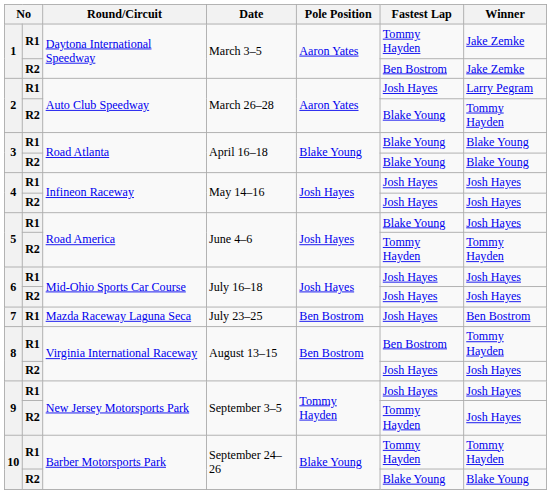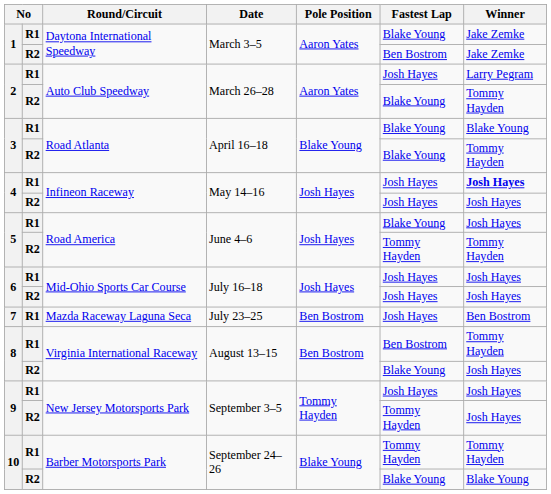(402, 41) Tommy Hayden -> (414, 34) Blake Young
(497, 162) Blake Young -> (485, 155) Tommy Hayden
(494, 182) normal -> (495, 182) bold
(410, 370) Josh Hayes -> (414, 370) Blake Young
